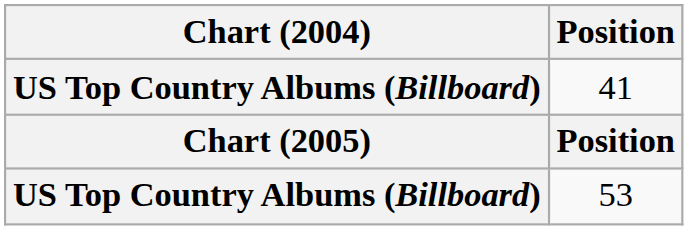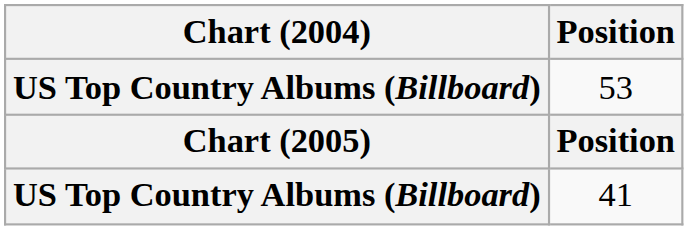rows swapped: (616, 86) <-> (616, 195)
